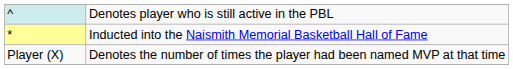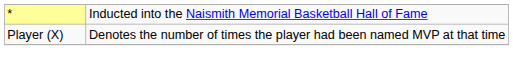- row: (211, 14)
